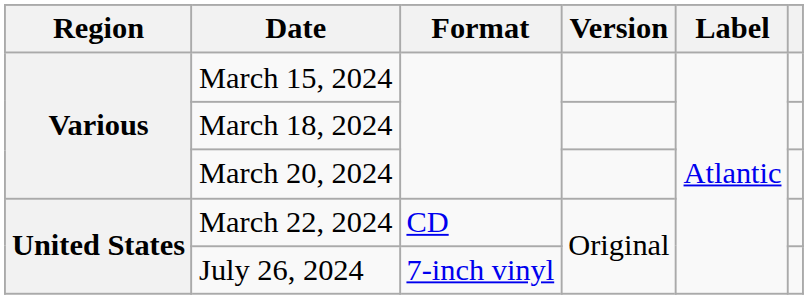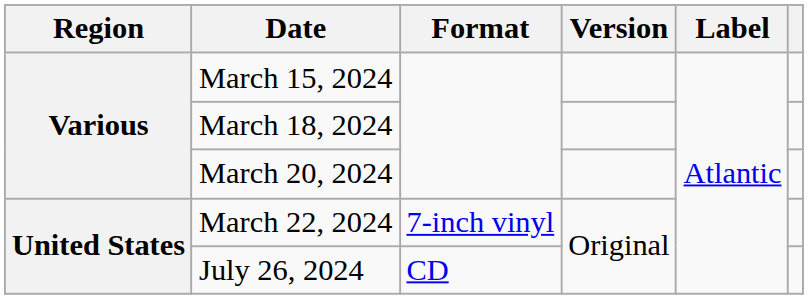(428, 221) CD -> (480, 221) 7-inch vinyl
(480, 269) 7-inch vinyl -> (428, 269) CD
